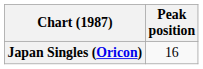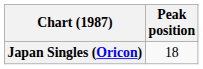(172, 52) 16 -> (172, 52) 18
